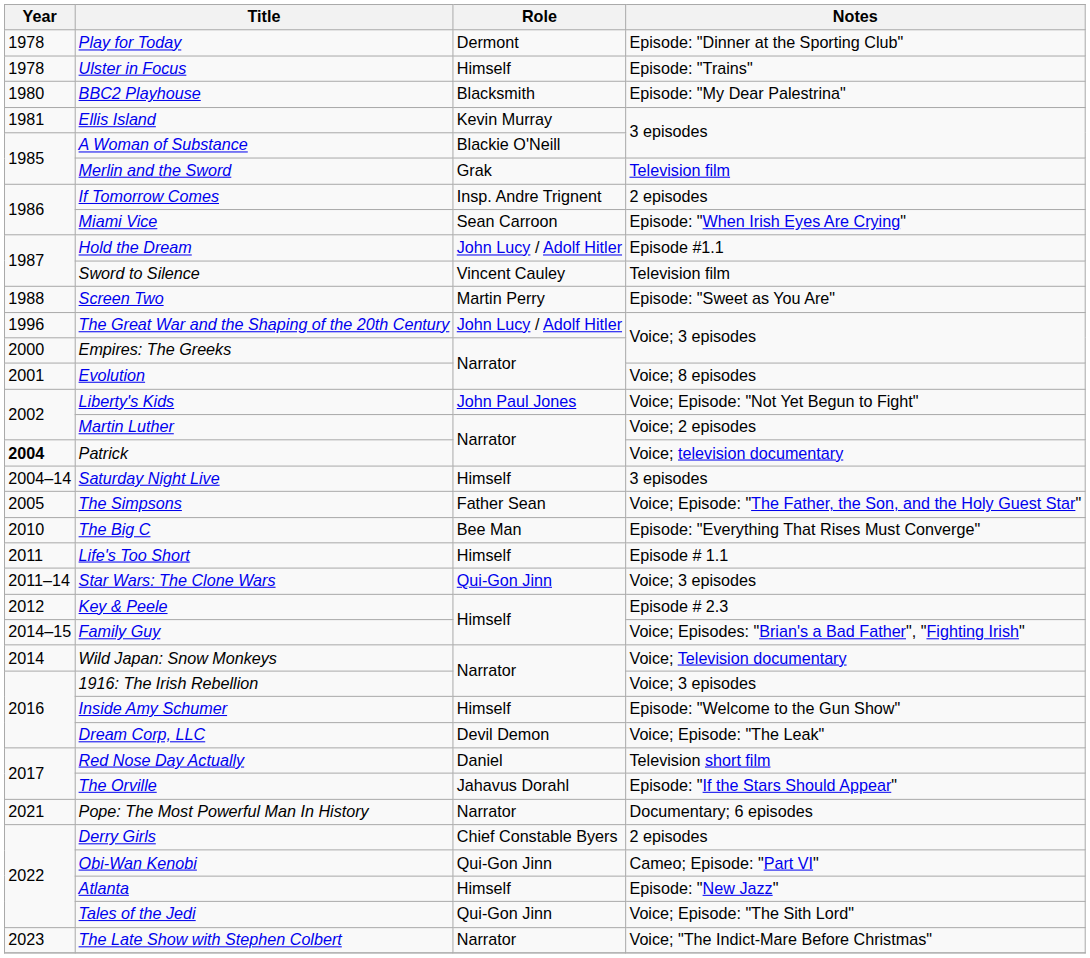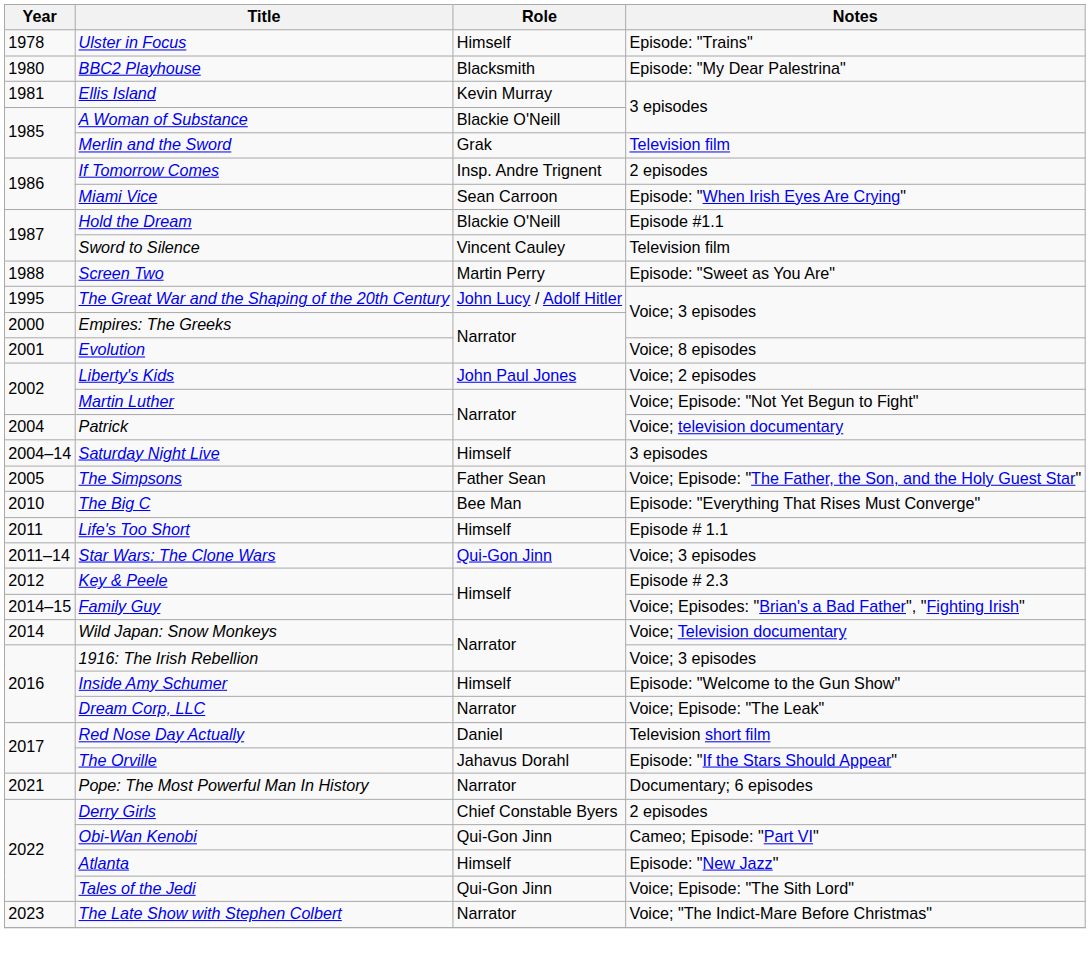- row: (130, 42)
(539, 247) John Lucy / Adolf Hitler -> (509, 222) Blackie O'Neill
(26, 324) 1996 -> (26, 299) 1995
(774, 401) Voice; Episode: "Not Yet Begun to Fight" -> (693, 376) Voice; 2 episodes
(693, 427) Voice; 2 episodes -> (774, 401) Voice; Episode: "Not Yet Begun to Fight"
(26, 453) bold -> (26, 427) normal
(503, 734) Devil Demon -> (486, 709) Narrator
